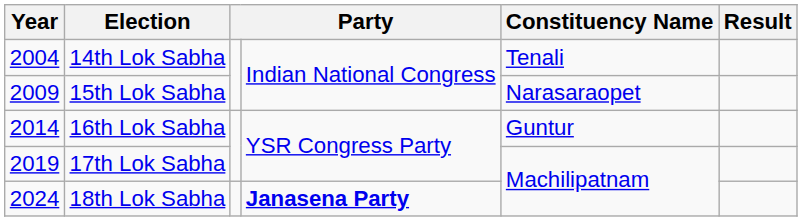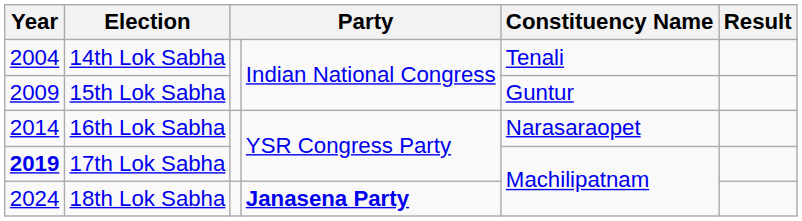(573, 92) Narasaraopet -> (540, 92) Guntur
(540, 127) Guntur -> (573, 127) Narasaraopet
(35, 163) normal -> (35, 163) bold
